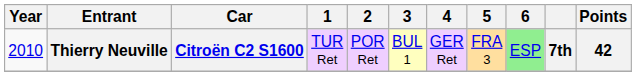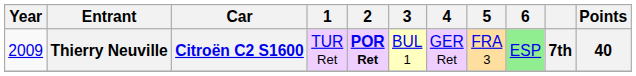(26, 50) 2010 -> (26, 50) 2009
(368, 49) normal -> (368, 50) bold
(603, 50) 42 -> (603, 50) 40
